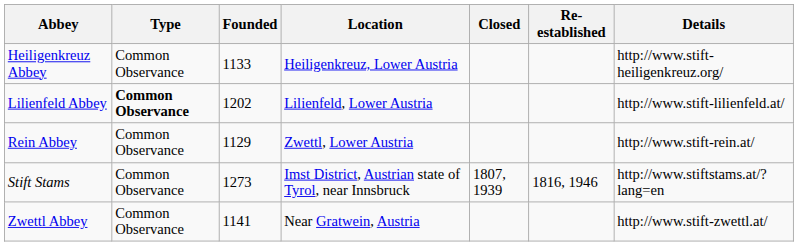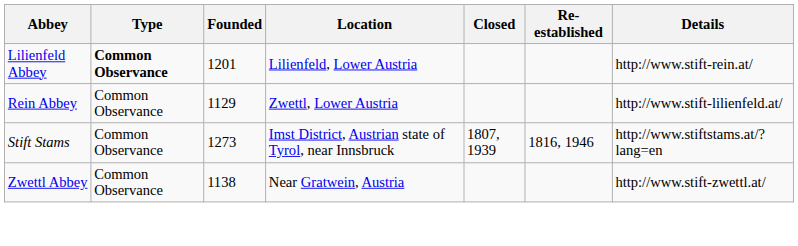- row: (49, 63)
(237, 103) 1202 -> (222, 63) 1201
(701, 103) http://www.stift-lilienfeld.at/ -> (684, 63) http://www.stift-rein.at/
(686, 142) http://www.stift-rein.at/ -> (699, 103) http://www.stift-lilienfeld.at/
(237, 221) 1141 -> (221, 182) 1138
